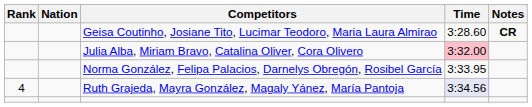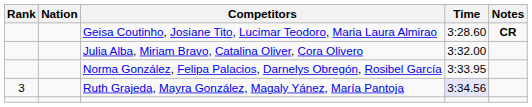(467, 51) pink background -> (467, 51) no background
(21, 88) 4 -> (21, 88) 3
